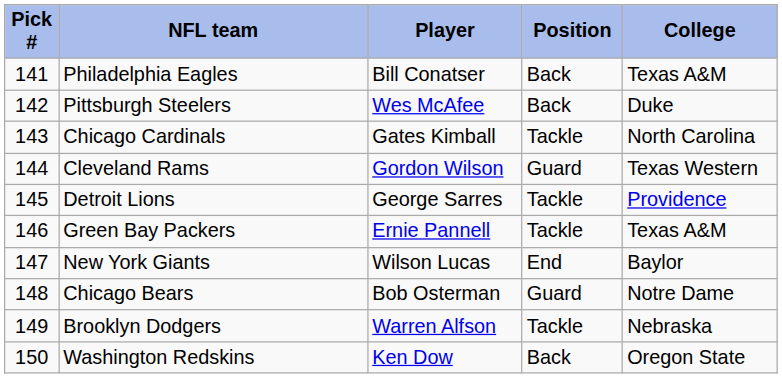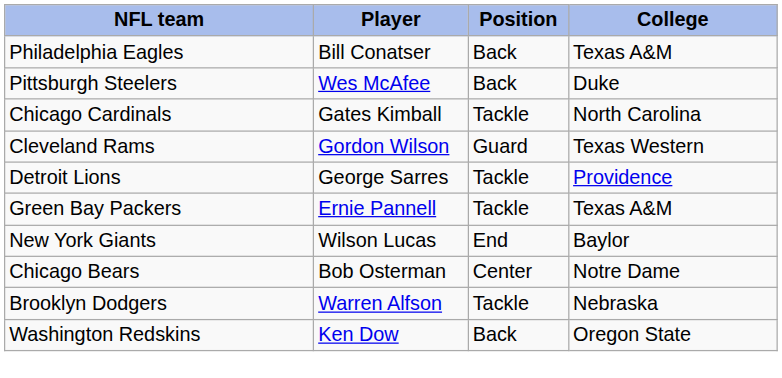- column: (32, 31)
(554, 294) Guard -> (502, 271) Center
